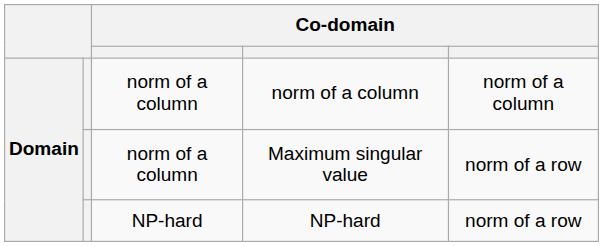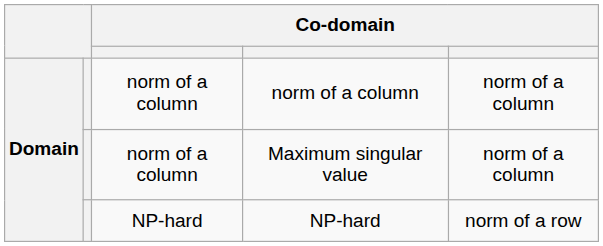(523, 164) norm of a row -> (523, 164) norm of a column
